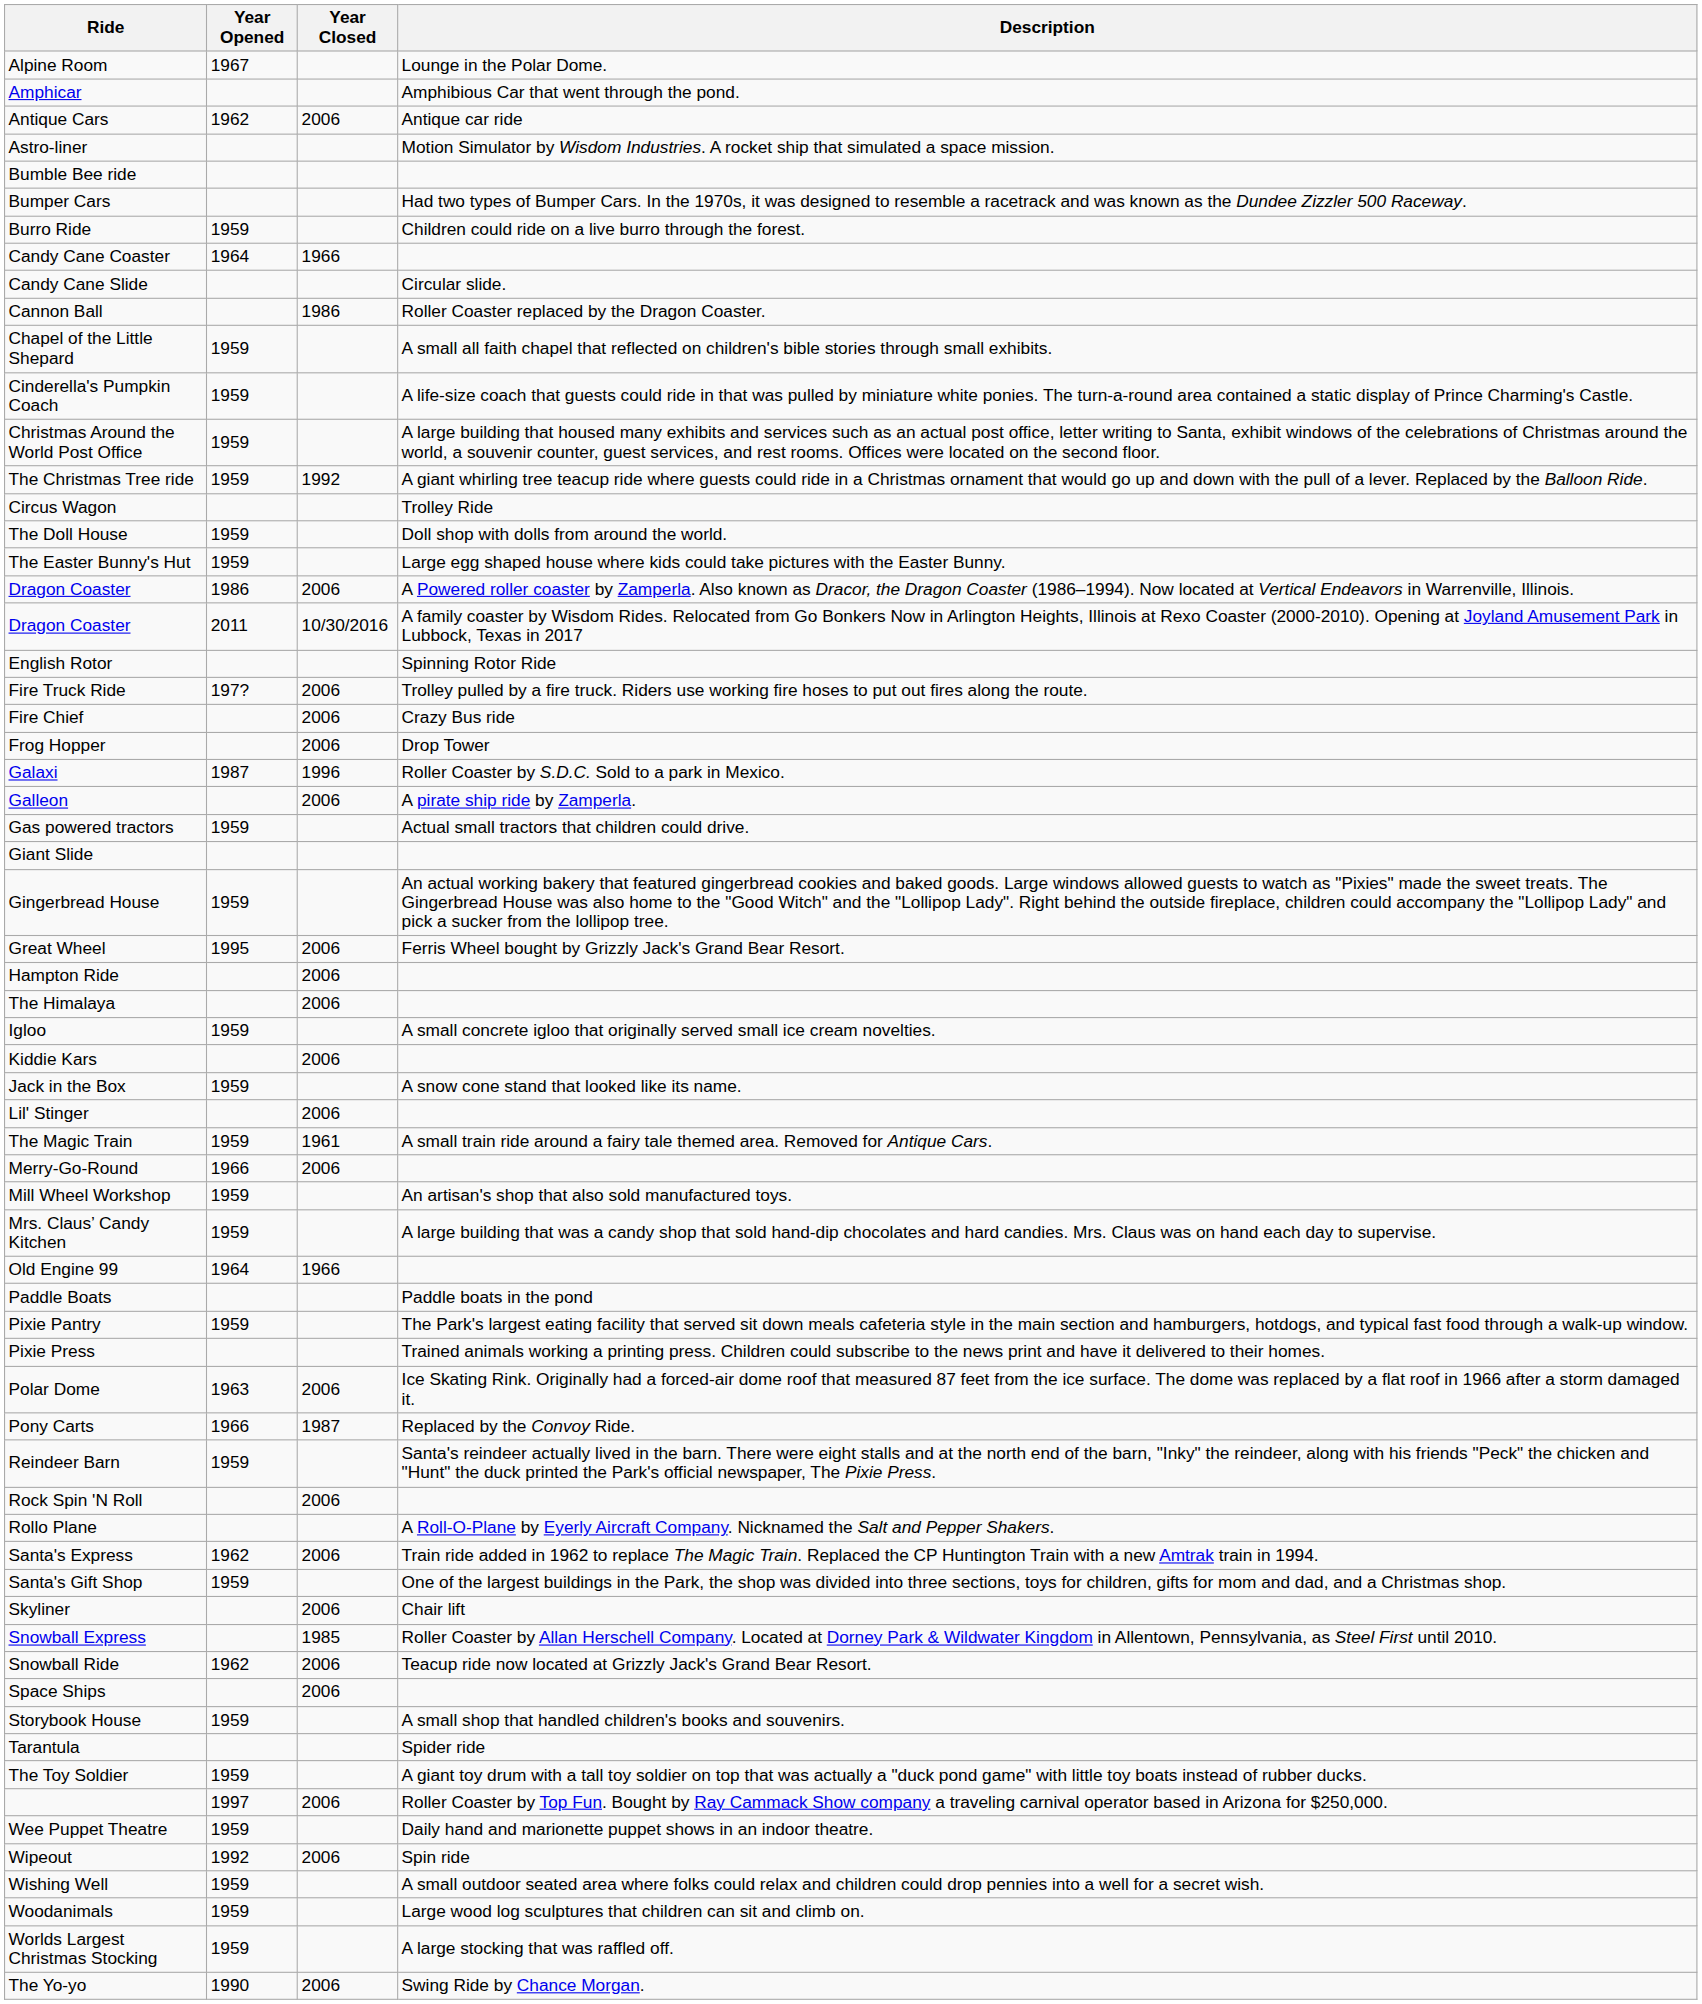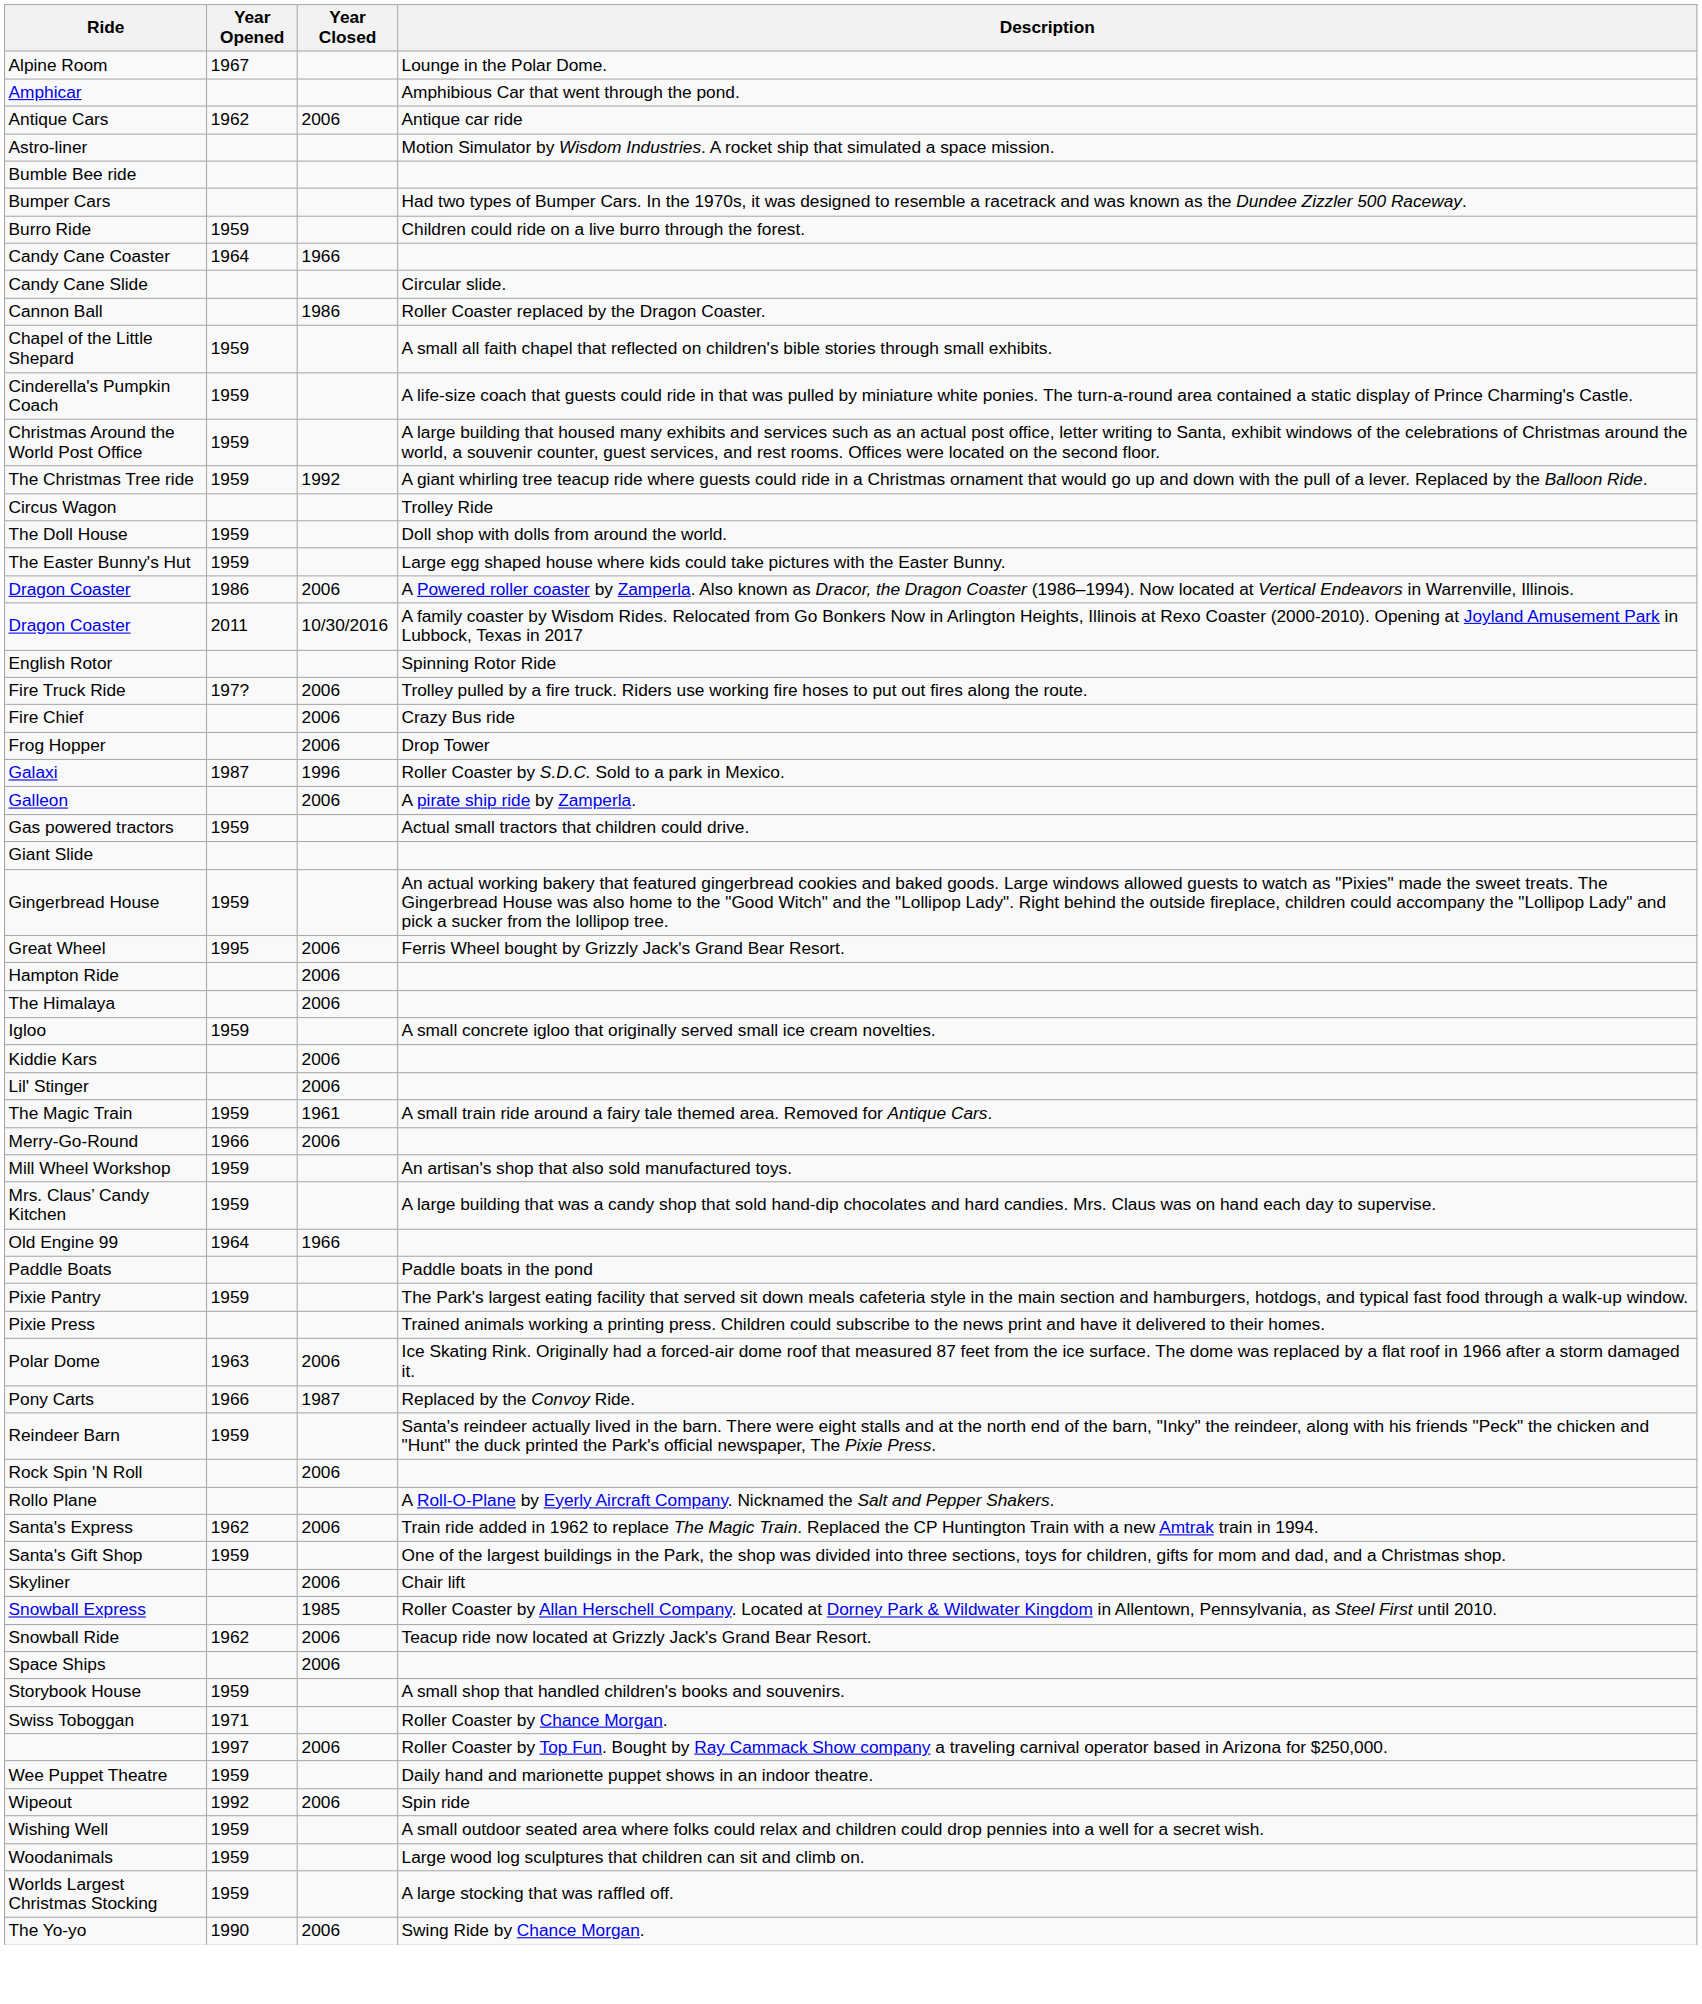- row: (67, 1086)
+ row: (71, 1719)
- row: (44, 1747)
- row: (68, 1774)
